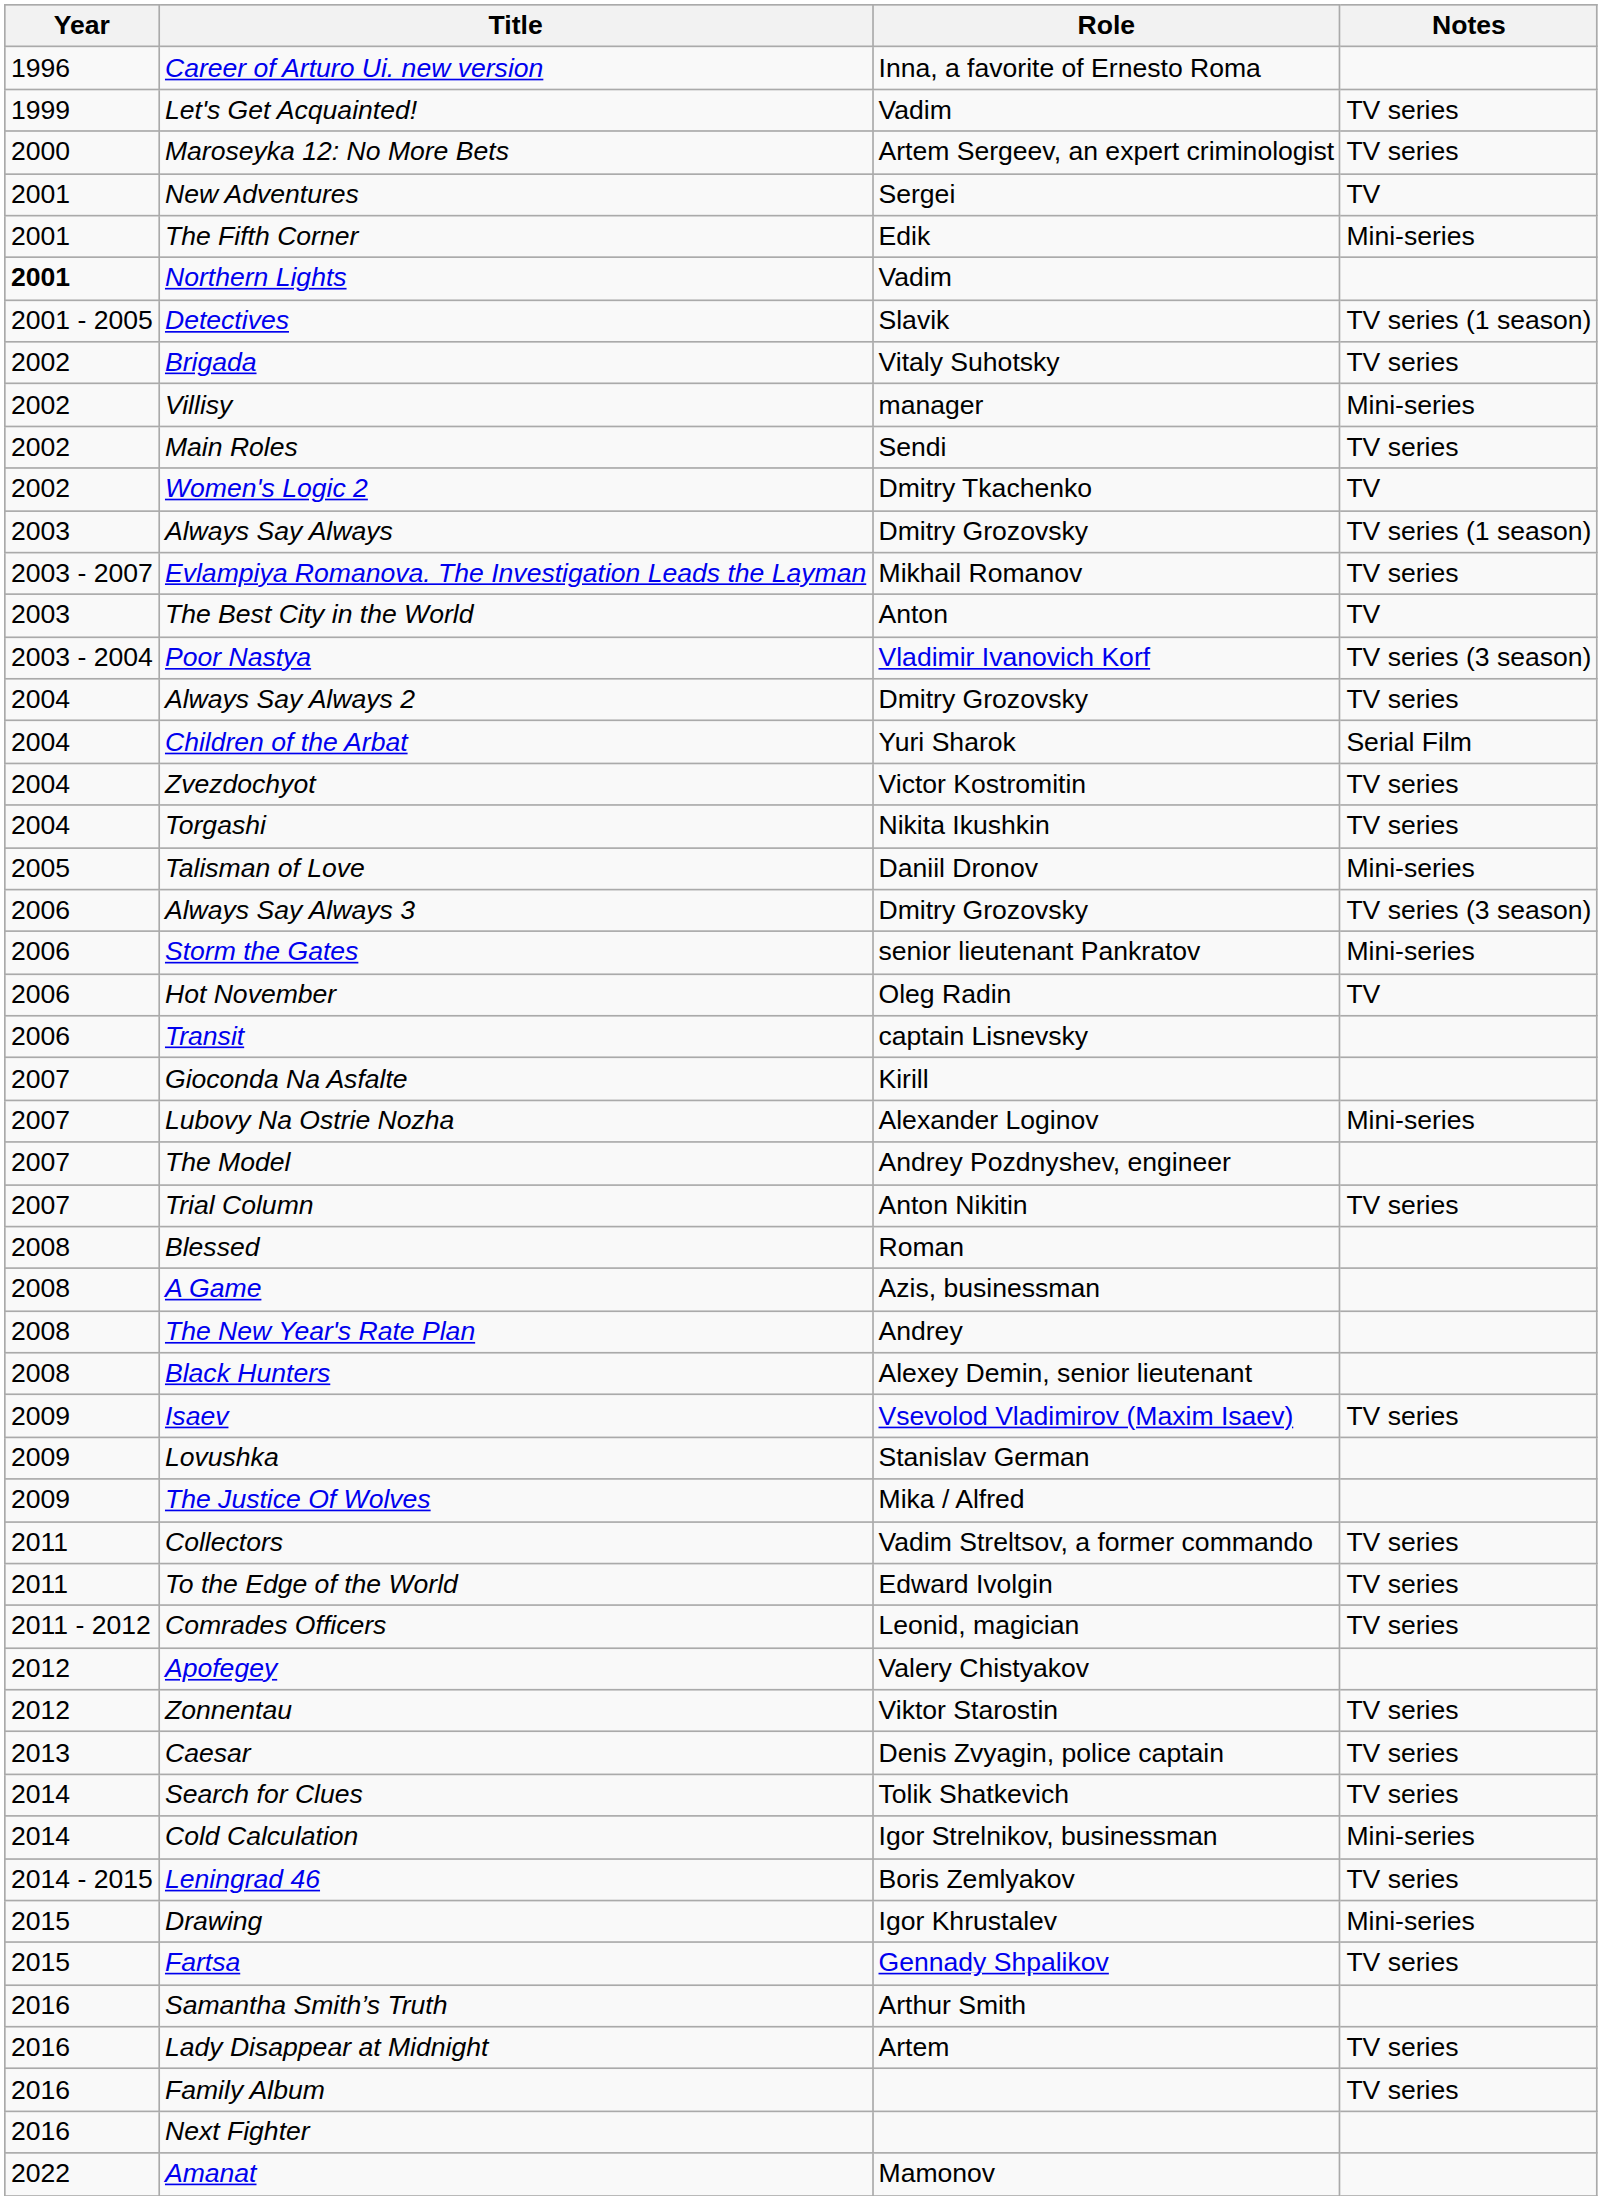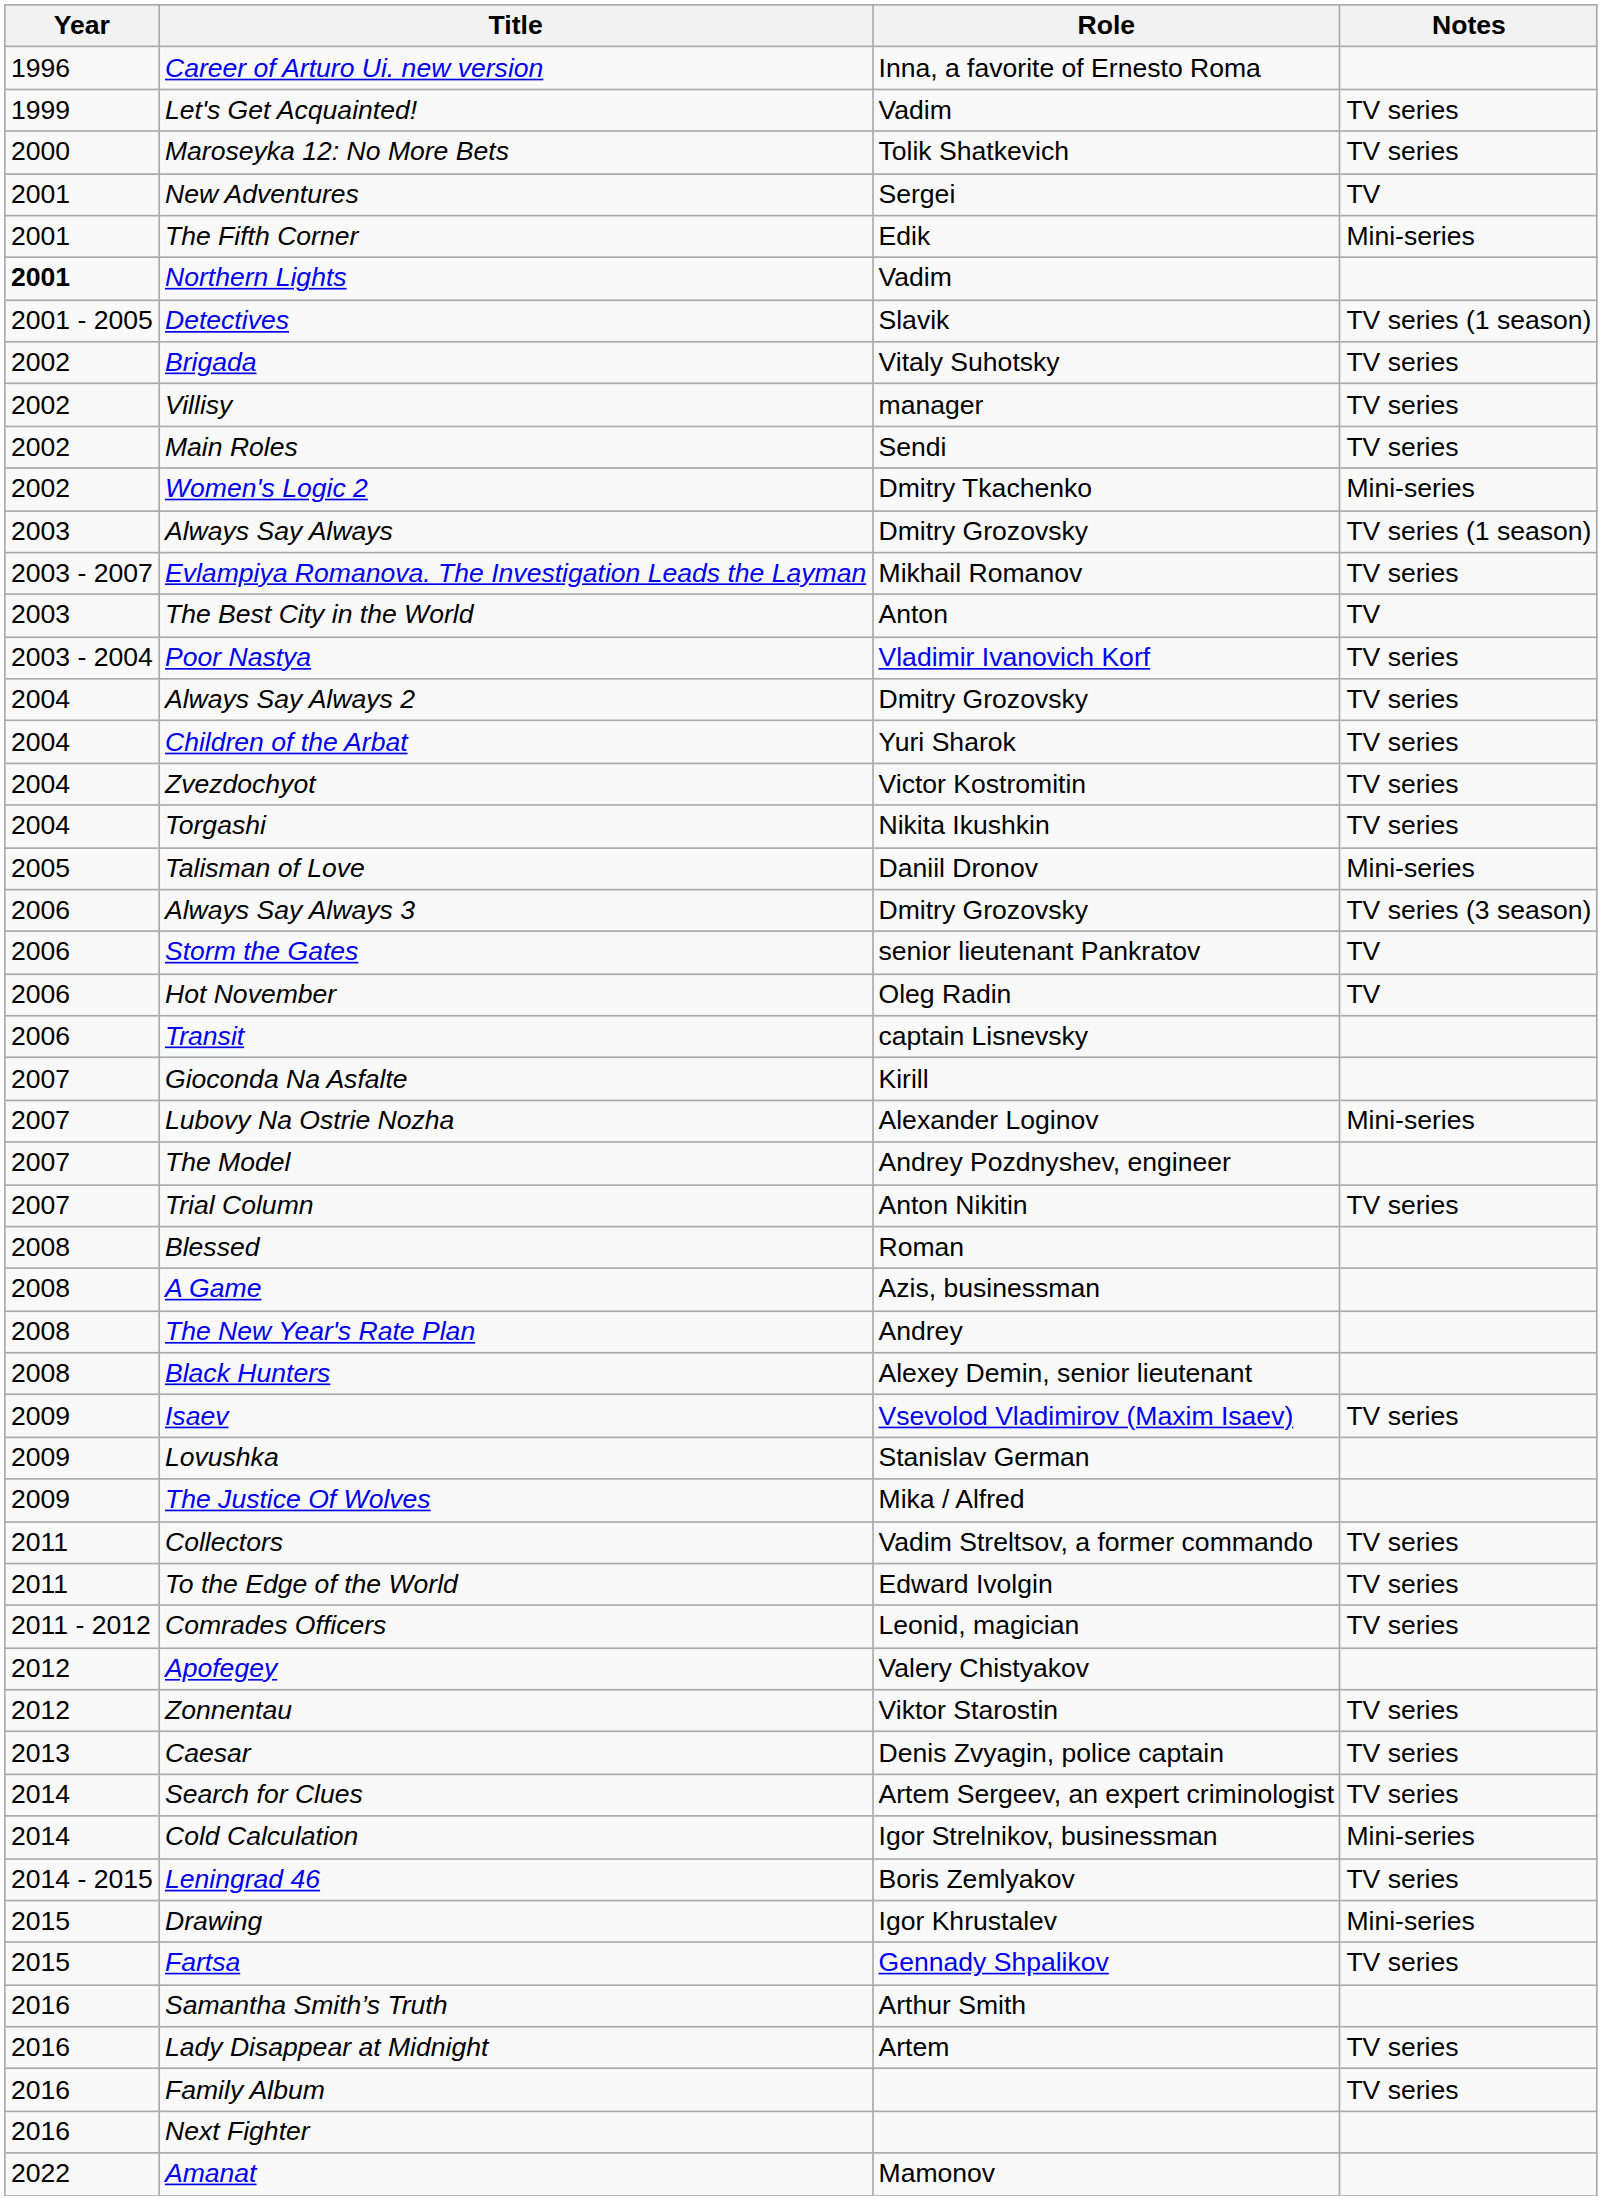(1106, 151) Artem Sergeev, an expert criminologist -> (974, 151) Tolik Shatkevich
(1411, 404) Mini-series -> (1402, 404) TV series
(1363, 488) TV -> (1411, 488) Mini-series
(1469, 657) TV series (3 season) -> (1402, 657) TV series
(1409, 741) Serial Film -> (1402, 741) TV series
(1411, 952) Mini-series -> (1363, 952) TV
(974, 1794) Tolik Shatkevich -> (1106, 1794) Artem Sergeev, an expert criminologist
